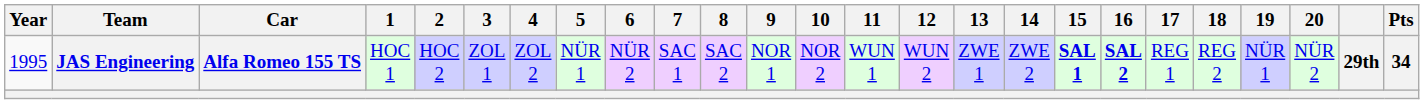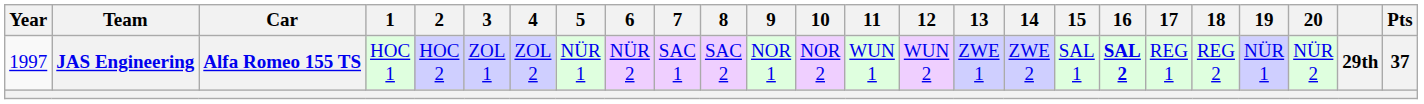(28, 62) 1995 -> (28, 62) 1997
(1077, 62) bold -> (1077, 62) normal
(1401, 62) 34 -> (1400, 62) 37
